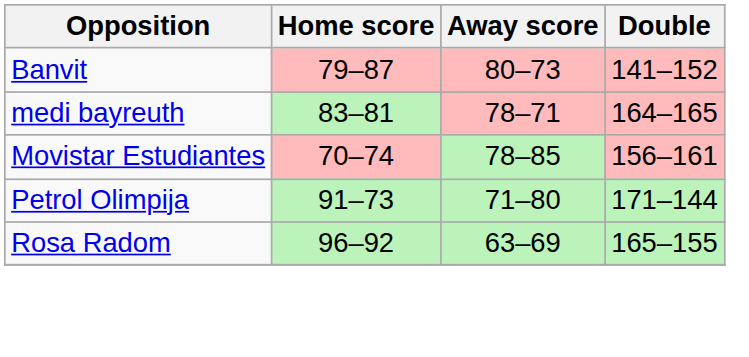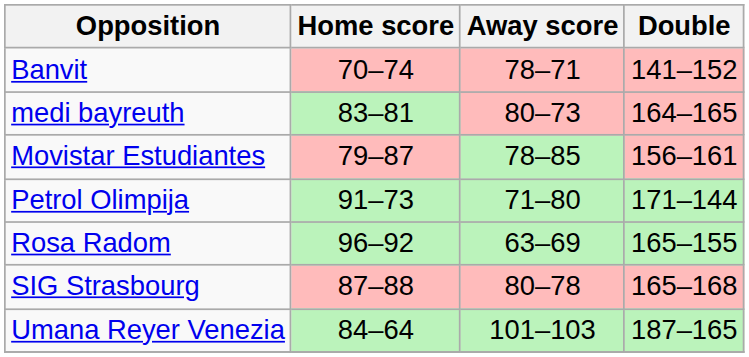(356, 69) 79–87 -> (376, 69) 70–74
(523, 69) 80–73 -> (543, 69) 78–71
(523, 112) 78–71 -> (543, 112) 80–73
(356, 156) 70–74 -> (376, 156) 79–87
+ row: (105, 286)
+ row: (148, 329)
